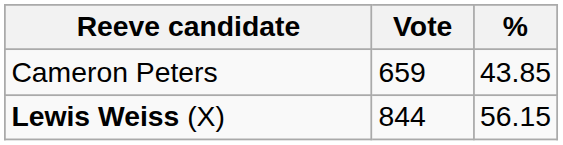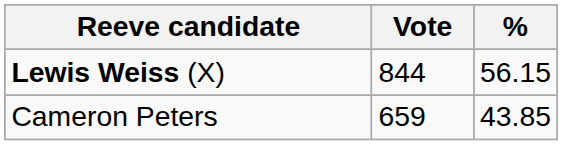rows swapped: (118, 116) <-> (115, 71)
